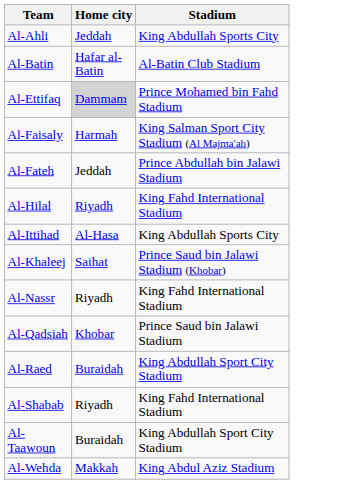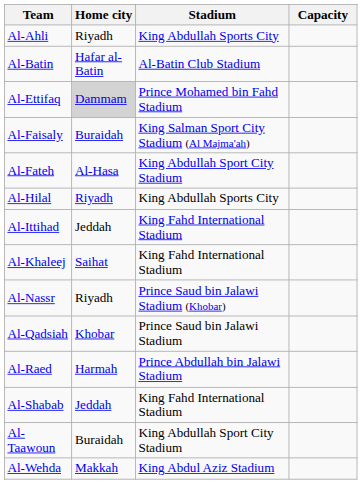+ column: (323, 14)
(93, 35) Jeddah -> (94, 35) Riyadh
(96, 135) Harmah -> (99, 135) Buraidah
(93, 170) Jeddah -> (97, 170) Al-Hasa
(209, 170) Prince Abdullah bin Jalawi Stadium -> (206, 170) King Abdullah Sport City Stadium
(201, 206) King Fahd International Stadium -> (209, 198) King Abdullah Sports City
(97, 234) Al-Hasa -> (93, 226) Jeddah
(209, 234) King Abdullah Sports City -> (201, 226) King Fahd International Stadium
(198, 262) Prince Saud bin Jalawi Stadium (Khobar) -> (201, 262) King Fahd International Stadium
(201, 298) King Fahd International Stadium -> (198, 298) Prince Saud bin Jalawi Stadium (Khobar)
(99, 369) Buraidah -> (96, 369) Harmah
(206, 369) King Abdullah Sport City Stadium -> (209, 369) Prince Abdullah bin Jalawi Stadium
(94, 404) Riyadh -> (93, 404) Jeddah
